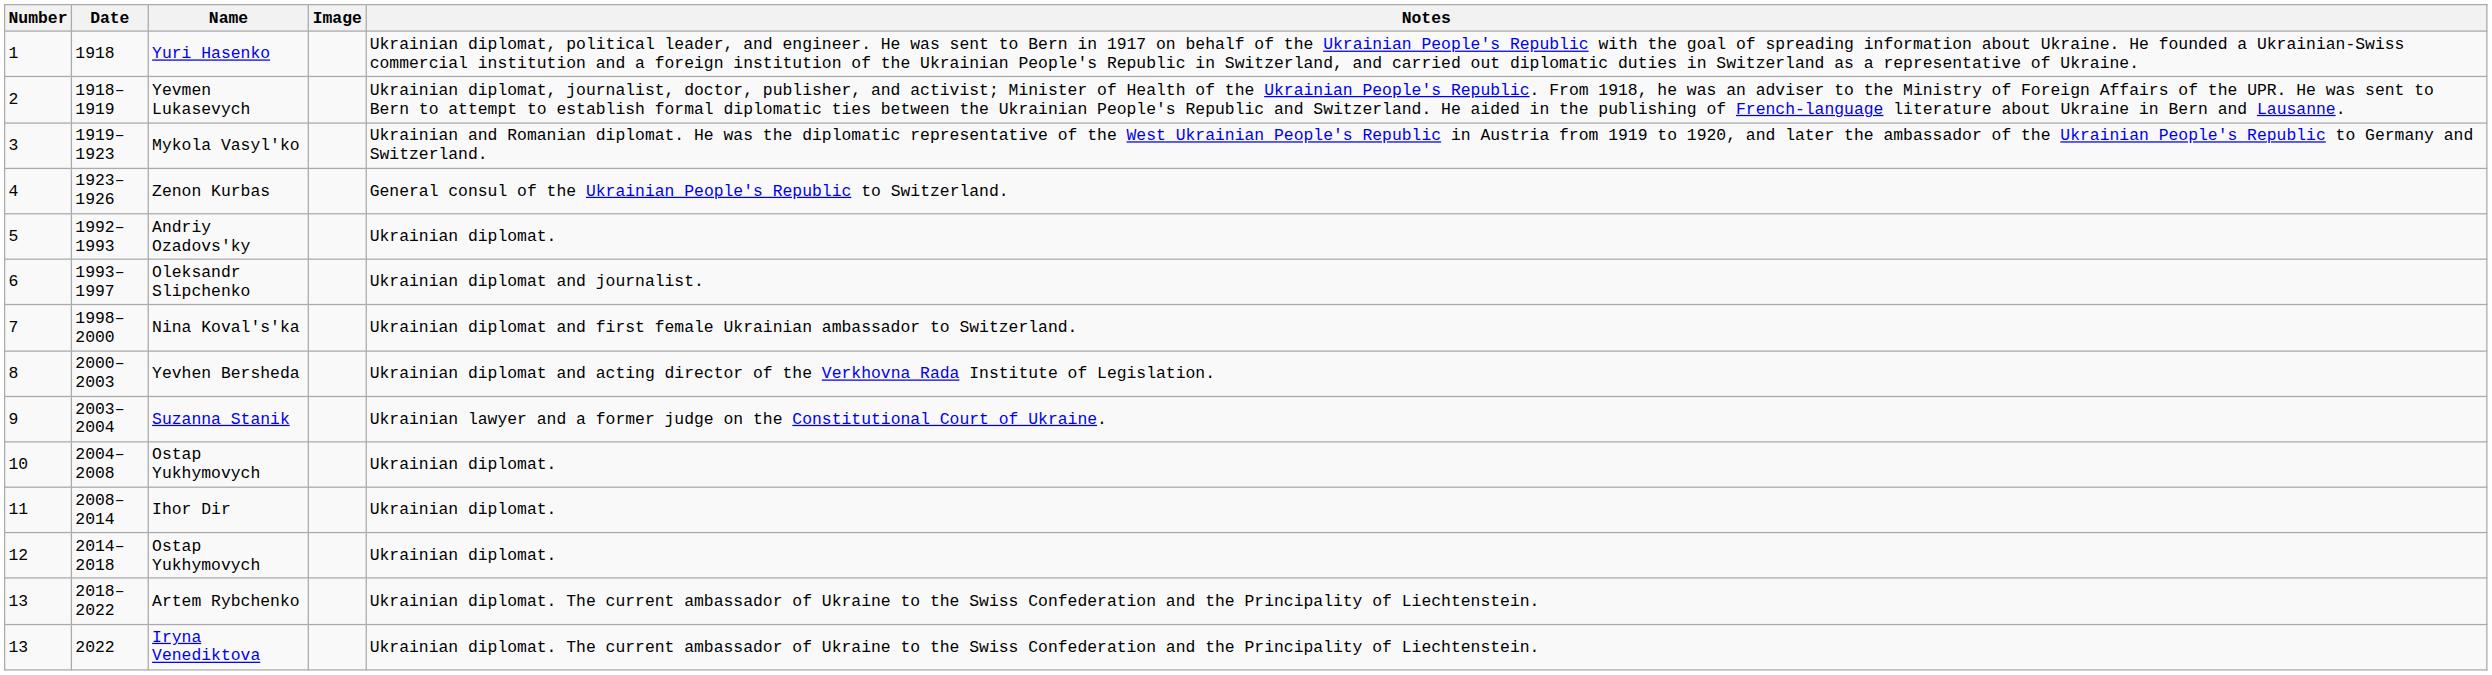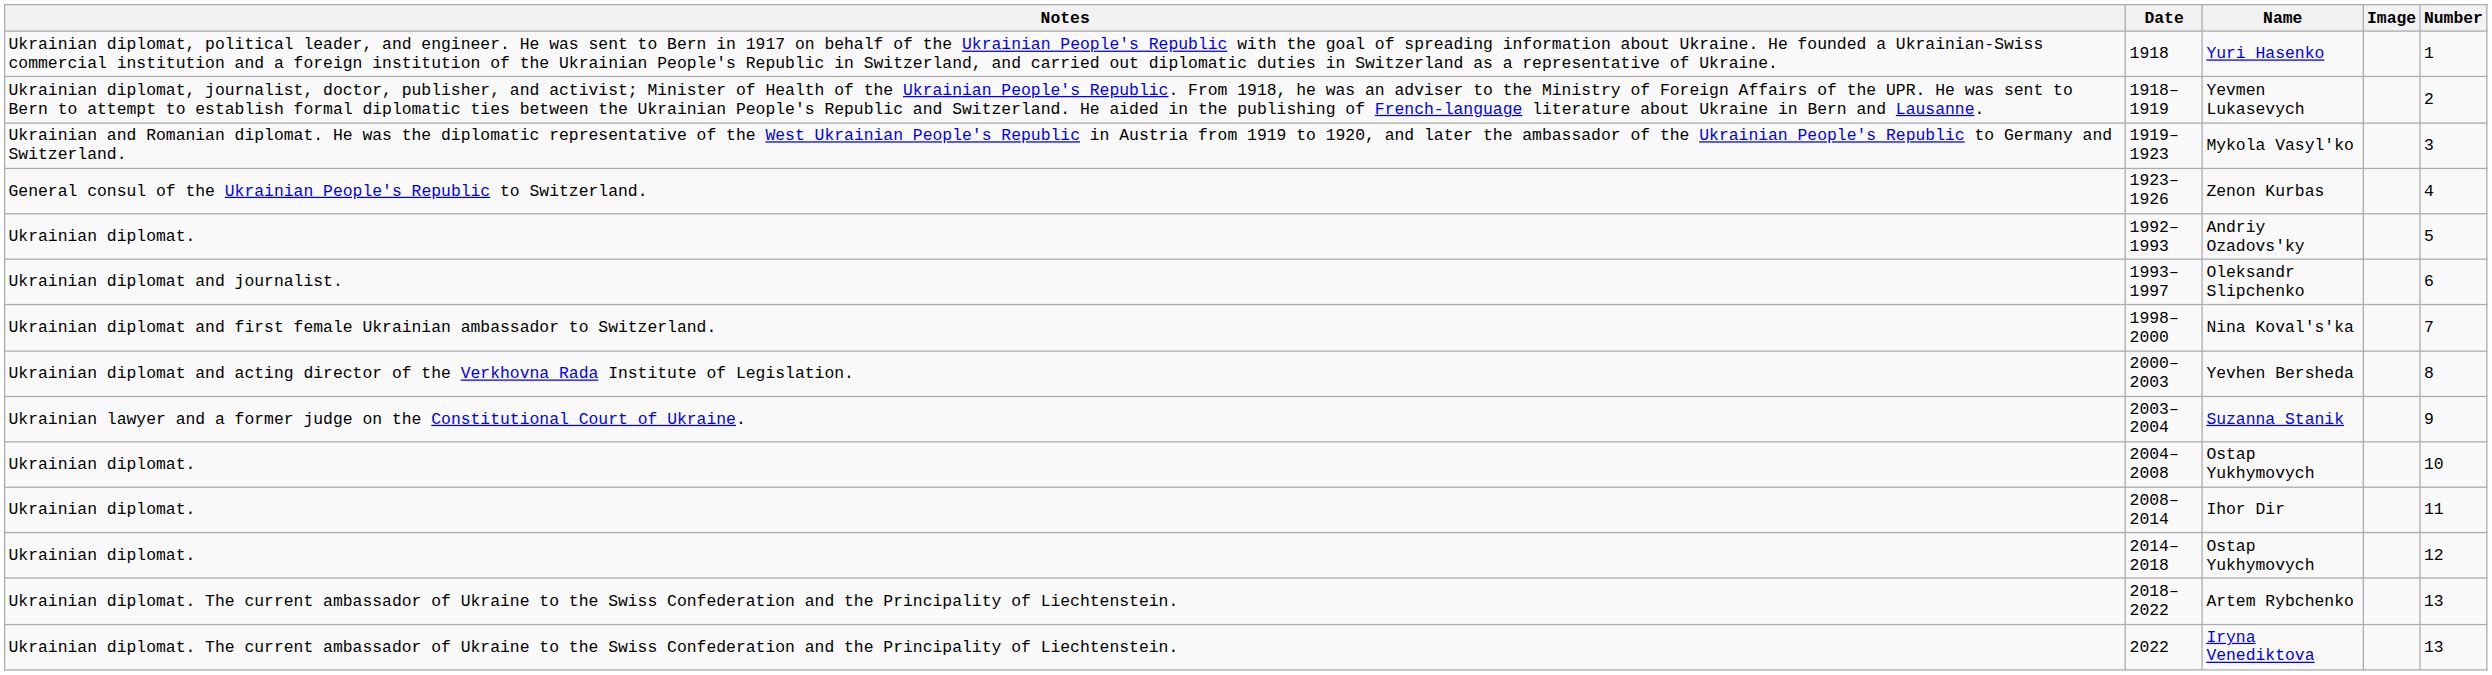columns swapped: (38, 18) <-> (1426, 18)
